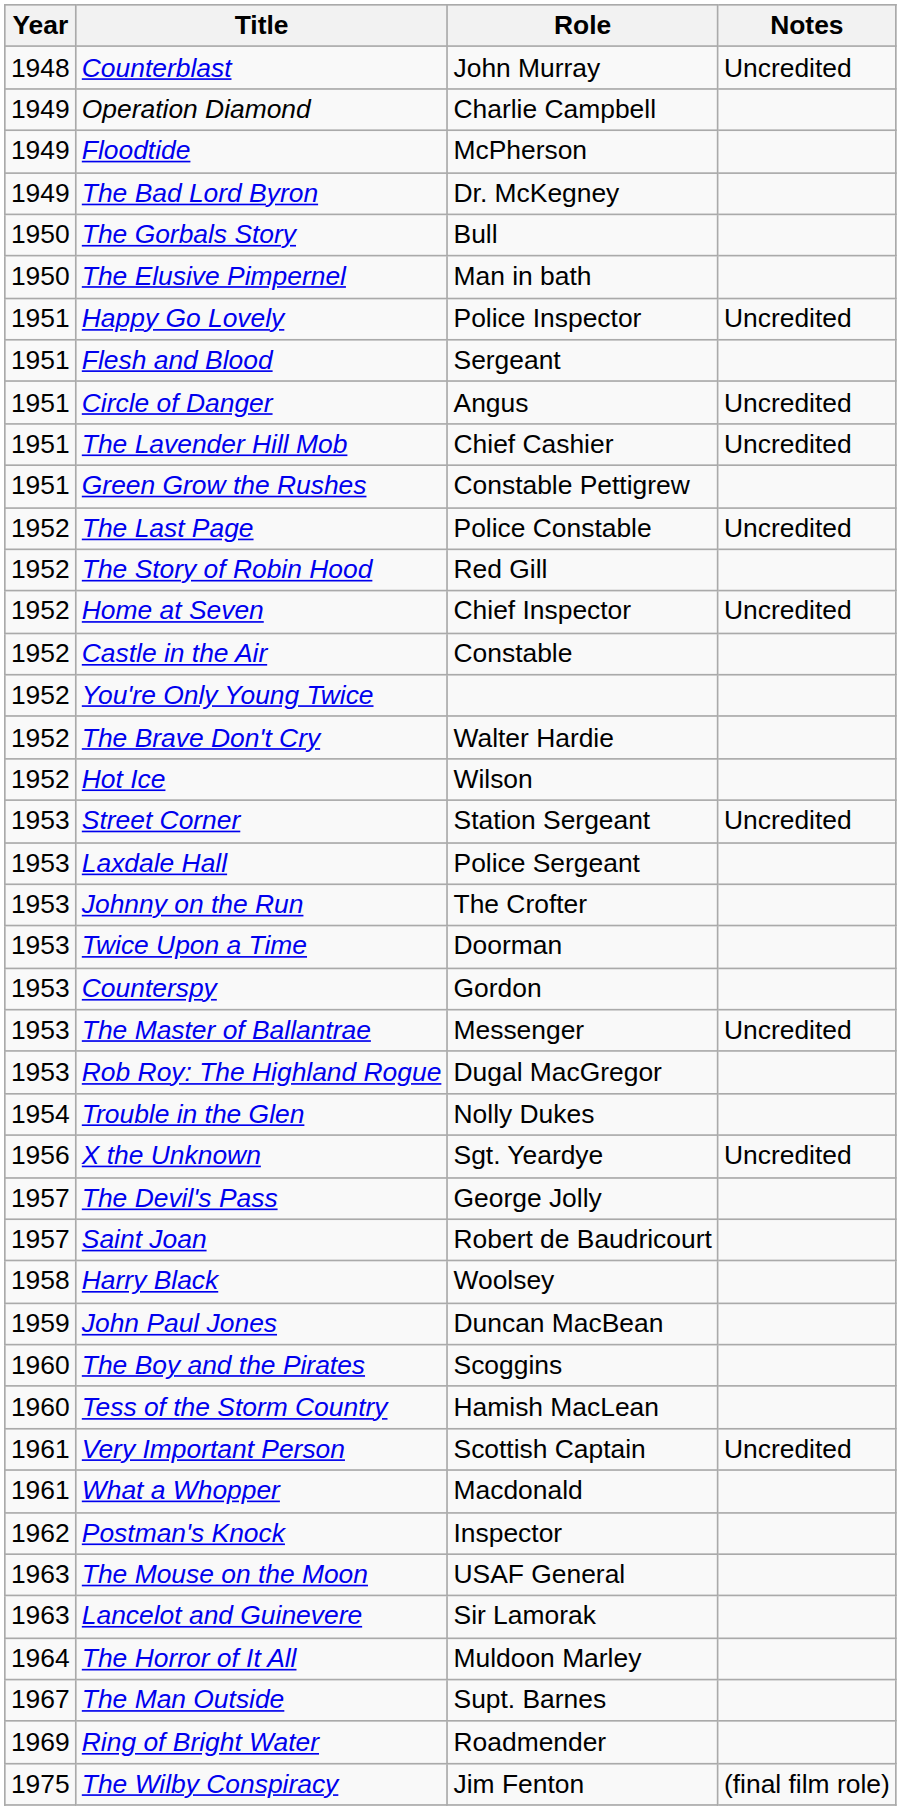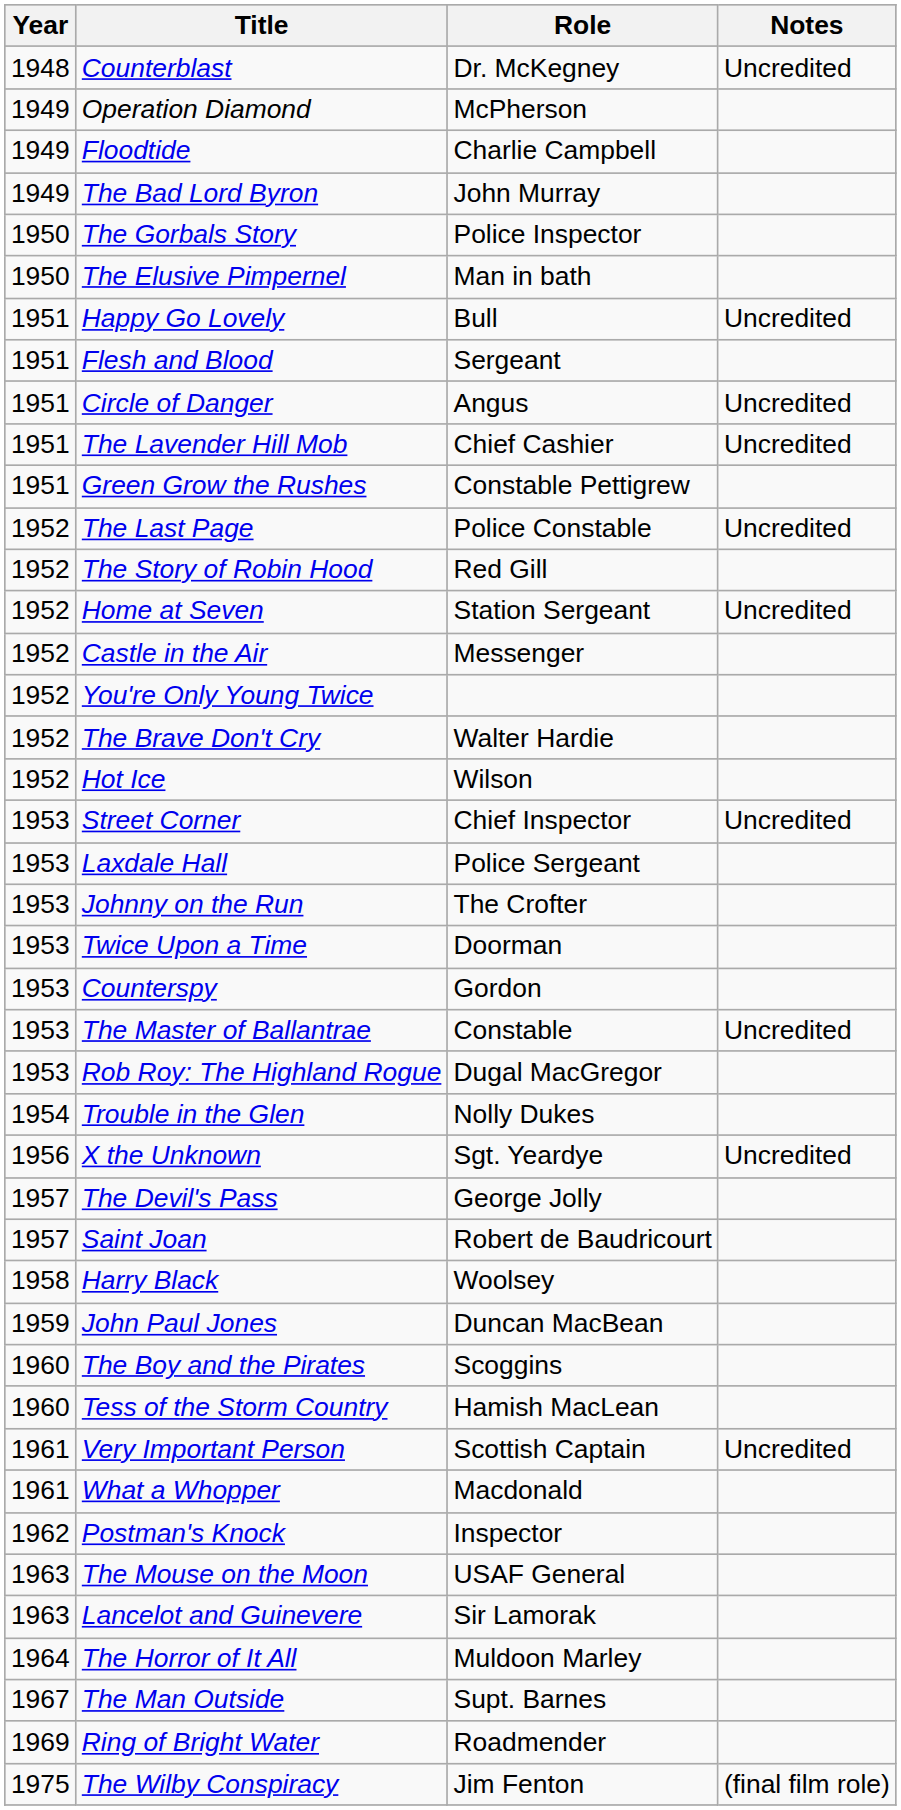(527, 67) John Murray -> (536, 67) Dr. McKegney
(555, 109) Charlie Campbell -> (520, 109) McPherson
(520, 151) McPherson -> (555, 151) Charlie Campbell
(536, 192) Dr. McKegney -> (527, 192) John Murray
(476, 234) Bull -> (547, 234) Police Inspector
(547, 318) Police Inspector -> (476, 318) Bull
(542, 611) Chief Inspector -> (552, 611) Station Sergeant
(513, 653) Constable -> (519, 653) Messenger
(552, 820) Station Sergeant -> (542, 820) Chief Inspector
(519, 1030) Messenger -> (513, 1030) Constable
